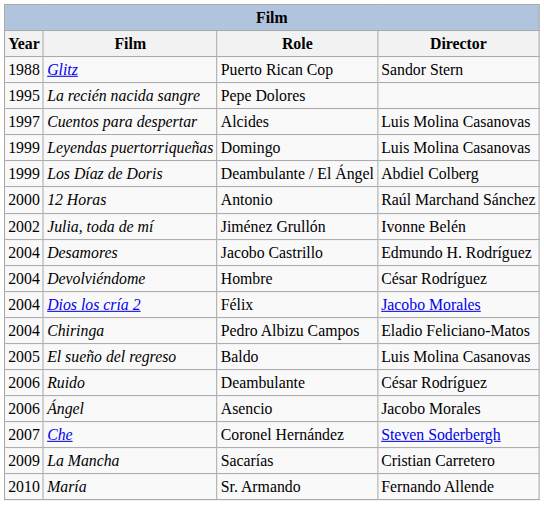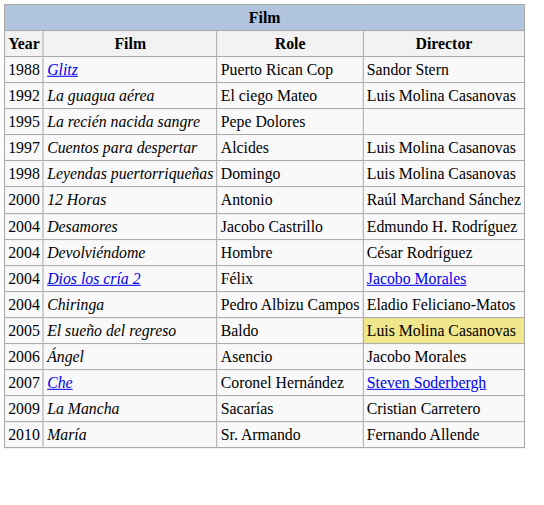+ row: (101, 95)
(24, 148) 1999 -> (24, 174) 1998
- row: (105, 174)
- row: (100, 226)
(456, 356) no background -> (441, 330) khaki background
- row: (66, 382)
